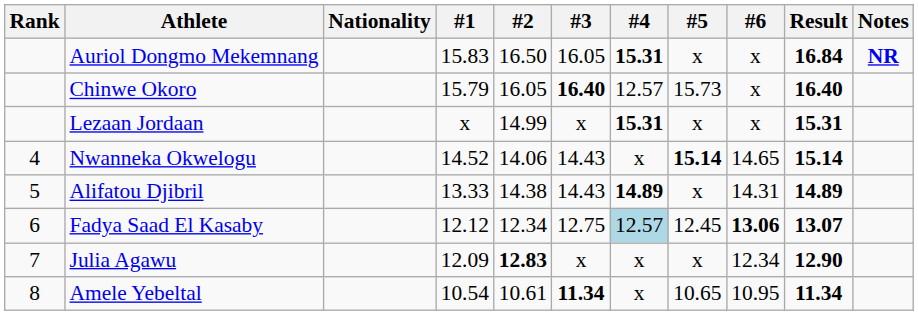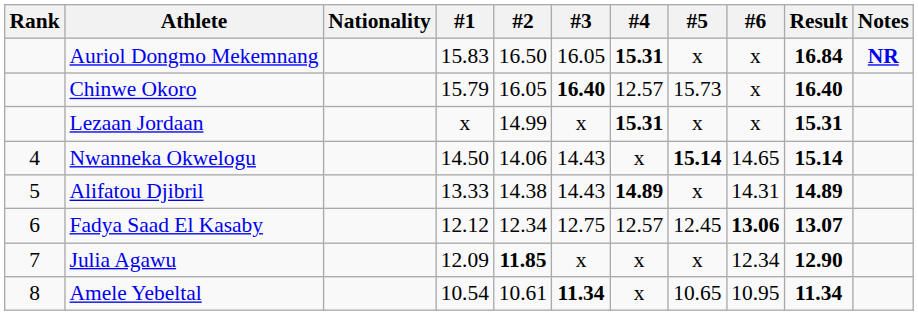(465, 157) 14.52 -> (465, 157) 14.50
(639, 225) lightblue background -> (639, 225) no background
(523, 259) 12.83 -> (523, 259) 11.85
